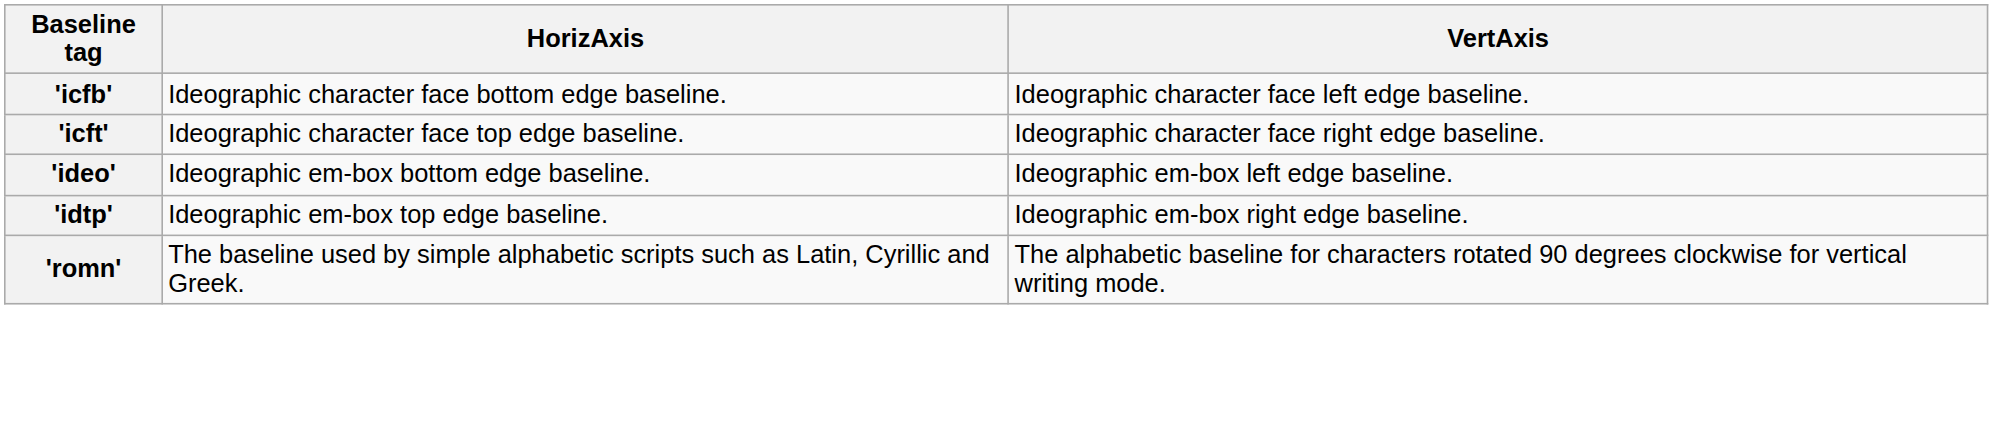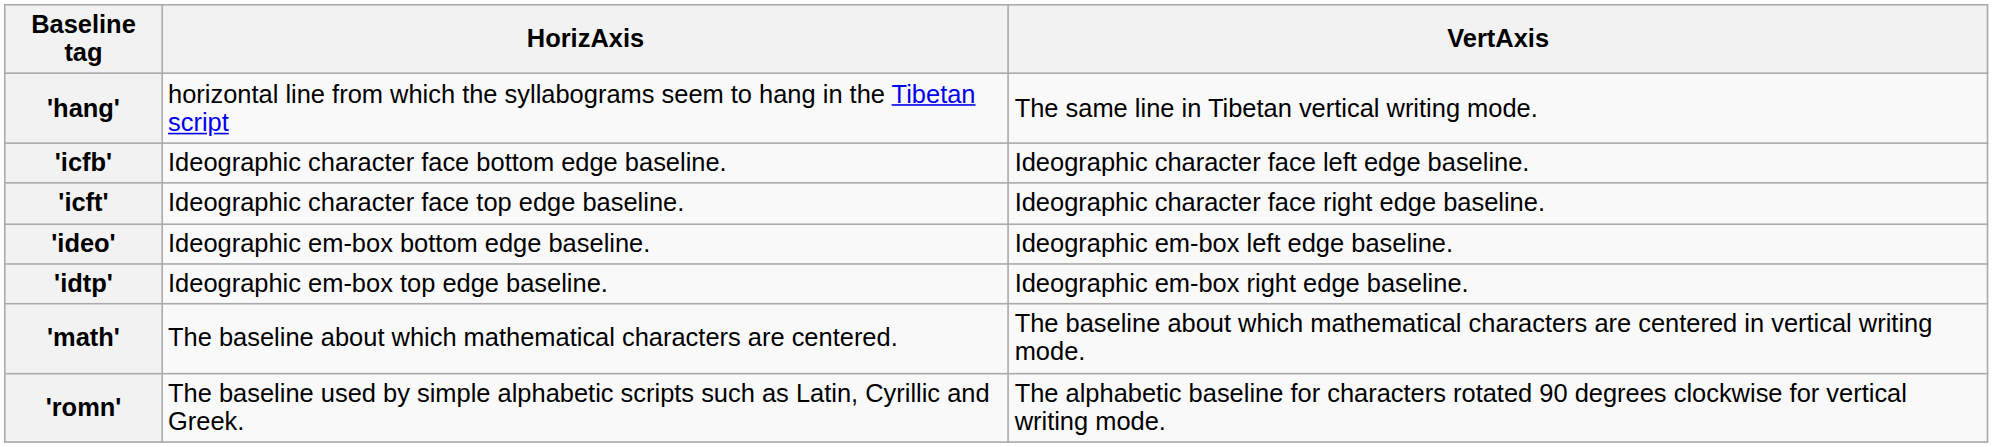+ row: (83, 107)
+ row: (83, 338)
